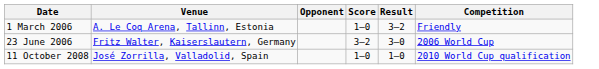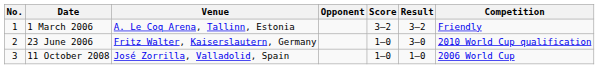+ column: (15, 12)
(362, 27) 1–0 -> (383, 27) 3–2
(362, 41) 3–2 -> (383, 41) 1–0
(456, 41) 2006 World Cup -> (515, 41) 2010 World Cup qualification
(494, 56) 2010 World Cup qualification -> (476, 56) 2006 World Cup
